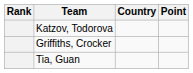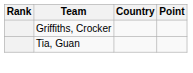- row: (74, 28)
